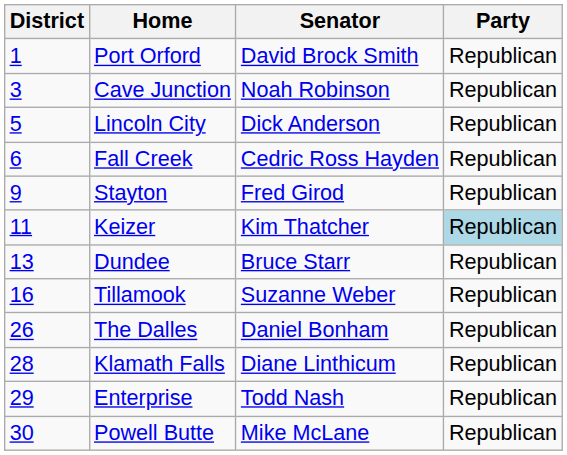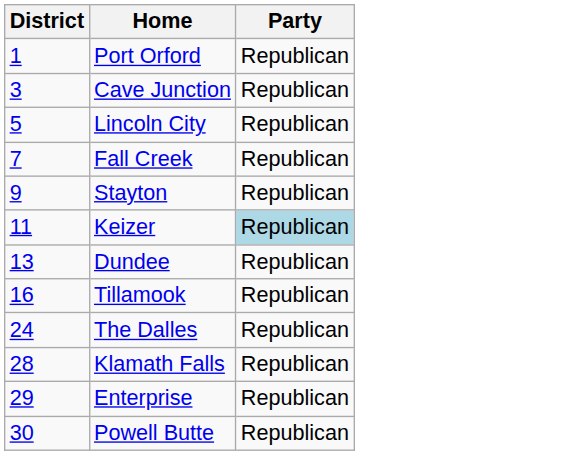- column: (340, 21)
(16, 158) 6 -> (16, 158) 7
(22, 329) 26 -> (22, 329) 24
